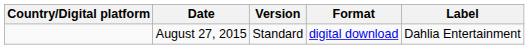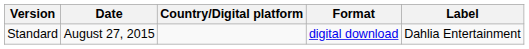columns swapped: (79, 14) <-> (278, 14)
